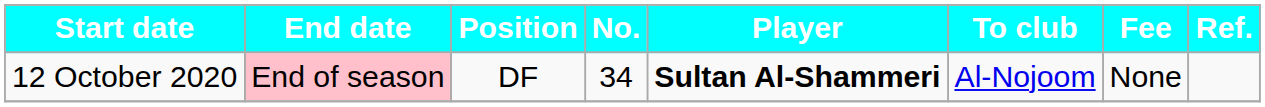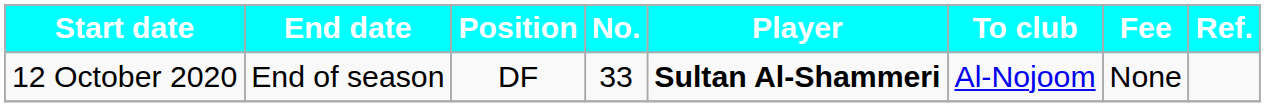(348, 76) pink background -> (348, 76) no background
(616, 76) 34 -> (616, 76) 33
